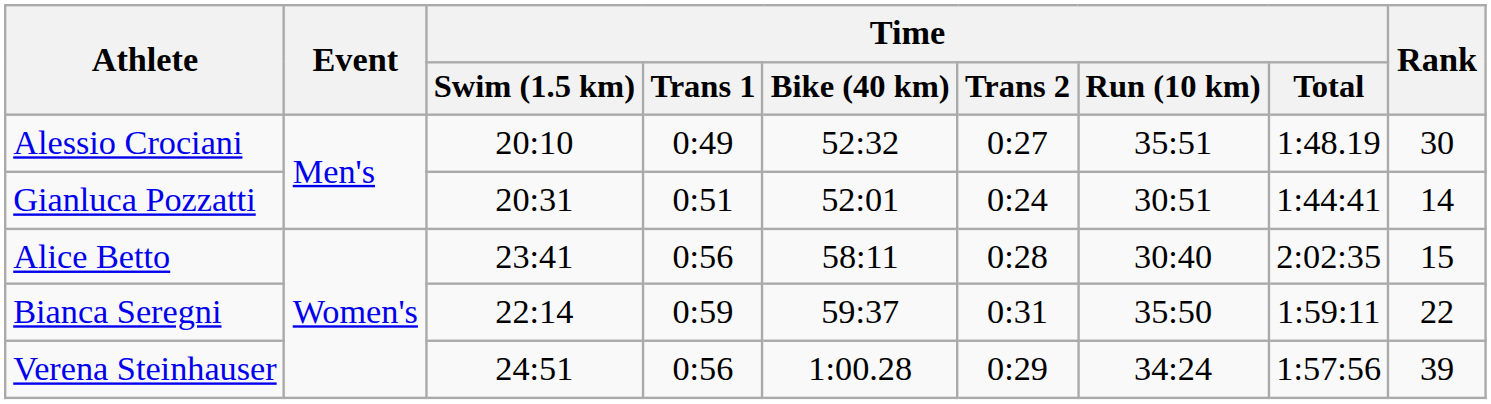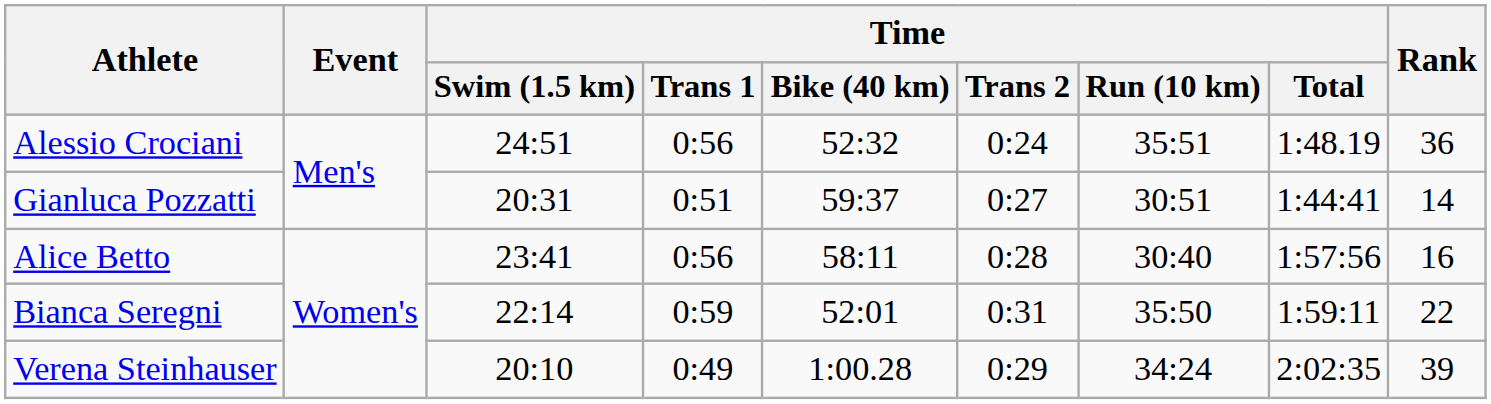(534, 143) 20:10 -> (534, 143) 24:51
(703, 143) 0:49 -> (703, 143) 0:56
(1018, 143) 0:27 -> (1018, 143) 0:24
(1437, 143) 30 -> (1437, 143) 36
(860, 199) 52:01 -> (860, 199) 59:37
(1018, 199) 0:24 -> (1018, 199) 0:27
(1329, 256) 2:02:35 -> (1329, 256) 1:57:56
(1437, 256) 15 -> (1437, 256) 16
(860, 312) 59:37 -> (860, 312) 52:01
(534, 369) 24:51 -> (534, 369) 20:10
(703, 369) 0:56 -> (703, 369) 0:49
(1329, 369) 1:57:56 -> (1329, 369) 2:02:35
